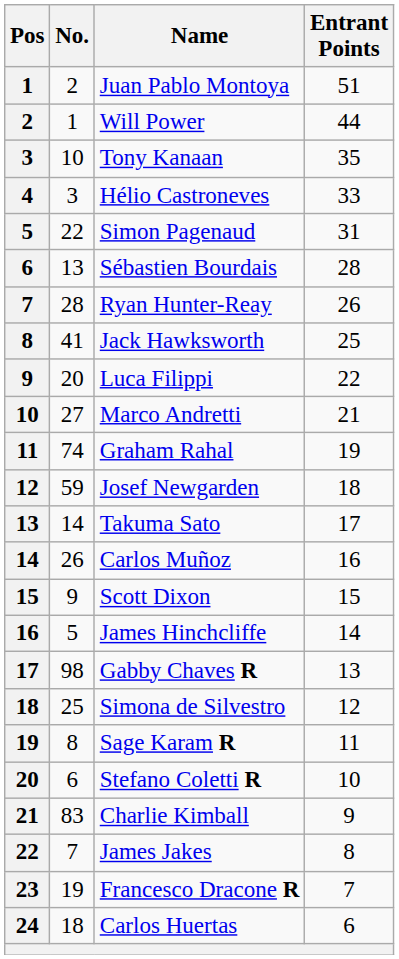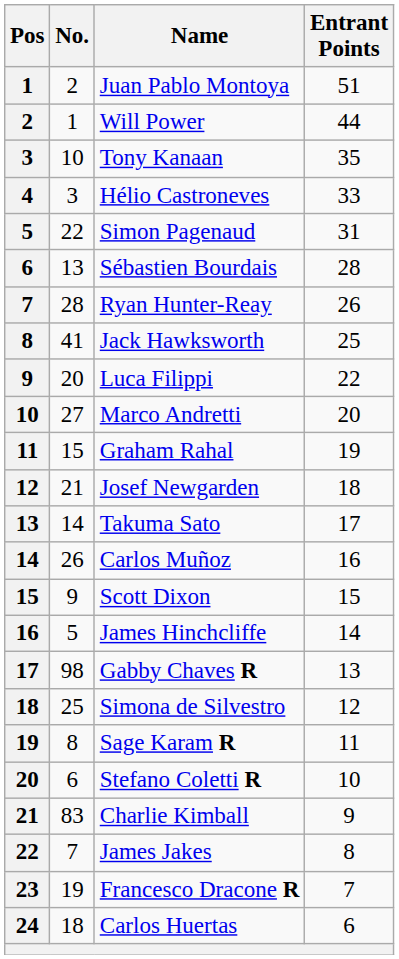(349, 414) 21 -> (349, 414) 20
(72, 450) 74 -> (72, 450) 15
(72, 487) 59 -> (72, 487) 21
